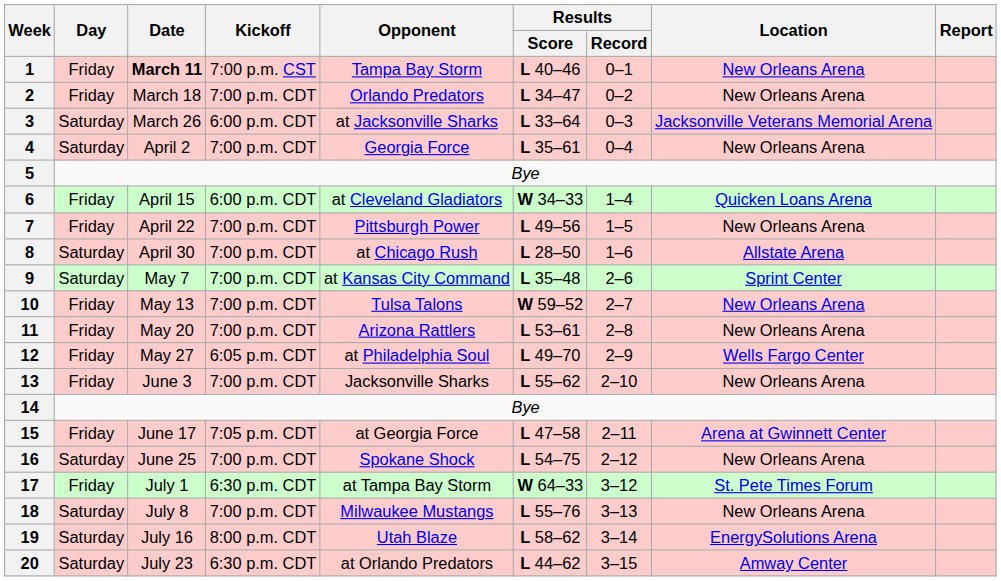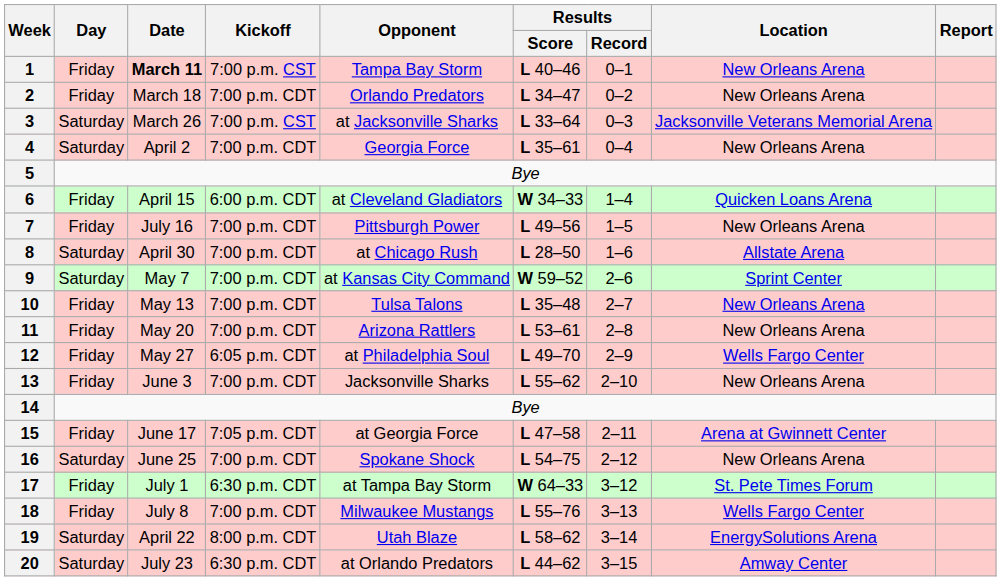(263, 122) 6:00 p.m. CDT -> (263, 122) 7:00 p.m. CST
(167, 226) April 22 -> (167, 226) July 16
(550, 278) L 35–48 -> (550, 278) W 59–52
(550, 304) W 59–52 -> (550, 304) L 35–48
(91, 511) Saturday -> (91, 511) Friday
(794, 511) New Orleans Arena -> (794, 511) Wells Fargo Center
(167, 537) July 16 -> (167, 537) April 22
